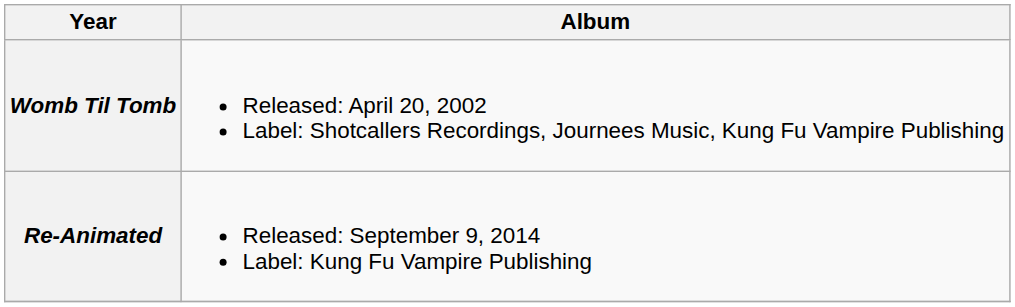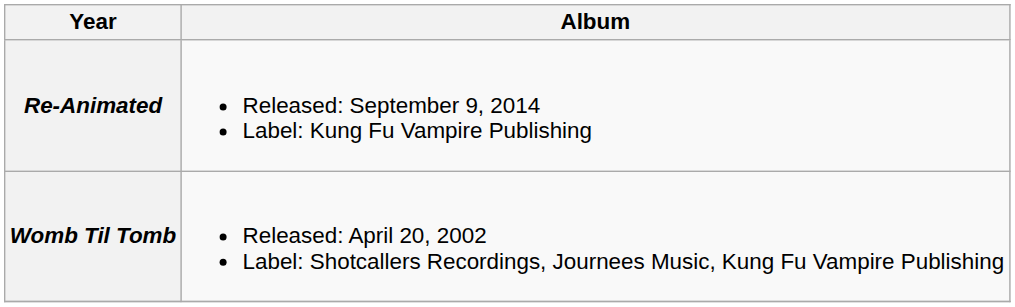rows swapped: (93, 105) <-> (93, 236)
